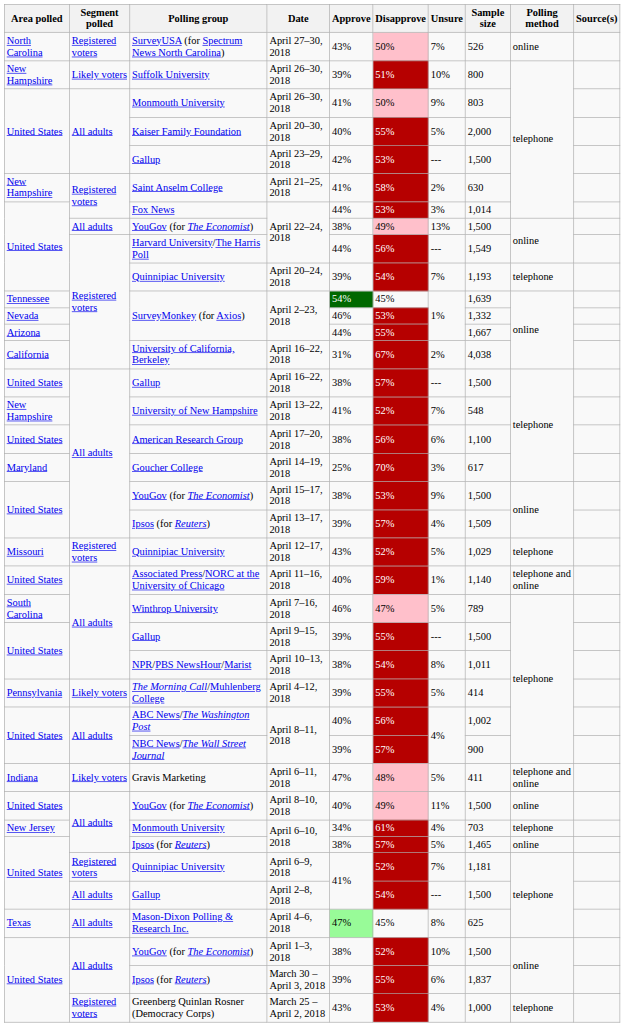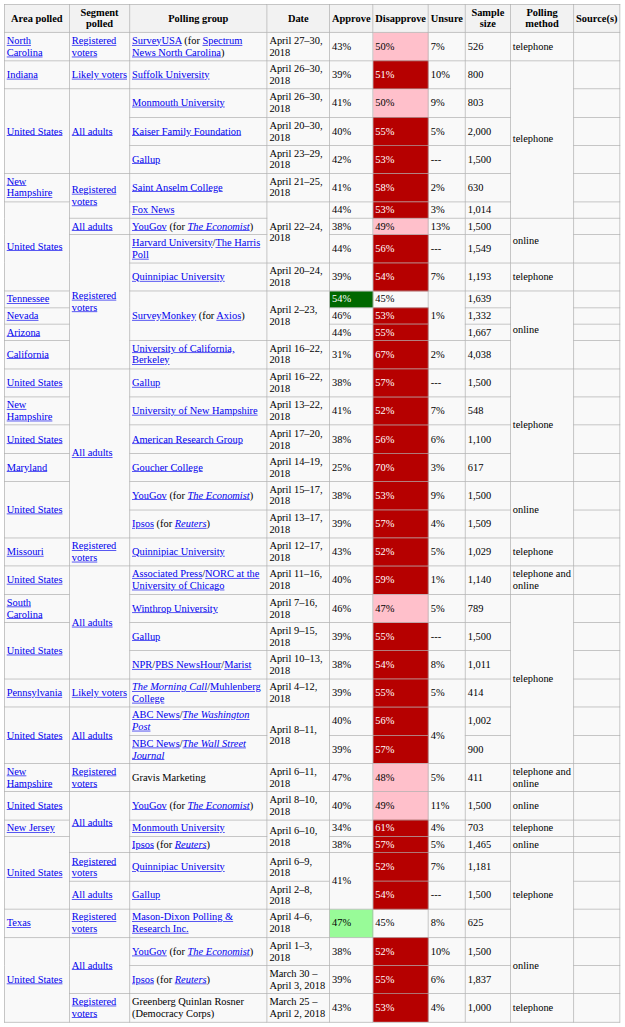(526, 46) online -> (533, 46) telephone
(30, 74) New Hampshire -> (22, 74) Indiana
(22, 777) Indiana -> (30, 777) New Hampshire
(99, 777) Likely voters -> (94, 777) Registered voters
(92, 923) All adults -> (94, 923) Registered voters
